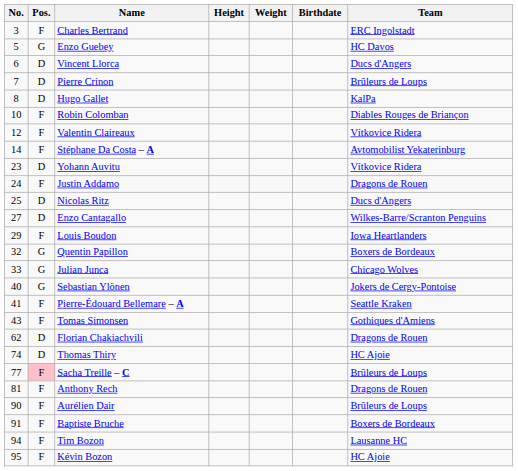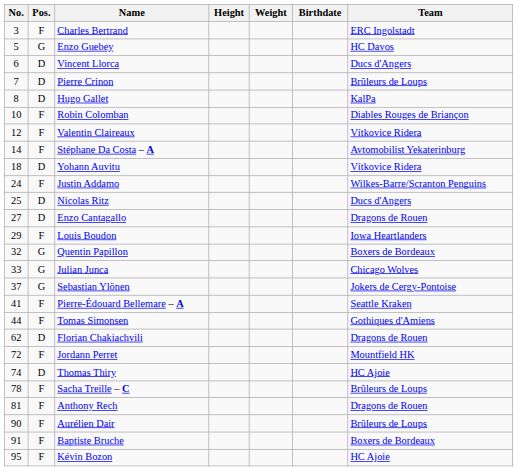(16, 167) 23 -> (16, 167) 18
(389, 184) Dragons de Rouen -> (418, 184) Wilkes-Barre/Scranton Penguins
(418, 218) Wilkes-Barre/Scranton Penguins -> (389, 218) Dragons de Rouen
(16, 287) 40 -> (16, 287) 37
(16, 321) 43 -> (16, 321) 44
+ row: (87, 355)
(16, 372) 77 -> (16, 389) 78
(41, 372) pink background -> (41, 389) no background
- row: (81, 440)
